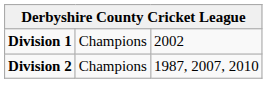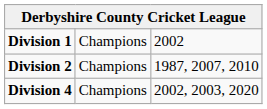+ row: (40, 90)
